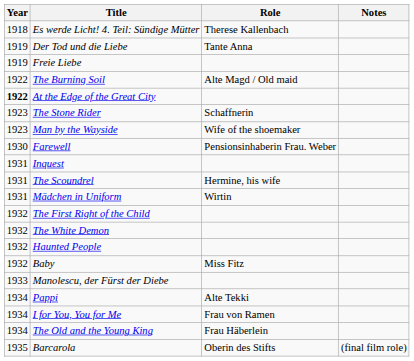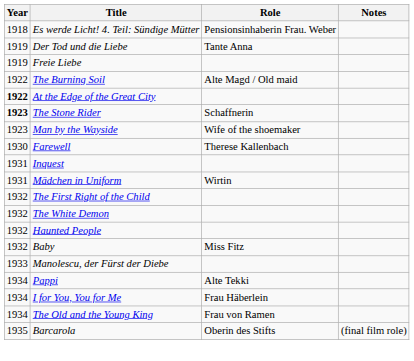(246, 29) Therese Kallenbach -> (270, 29) Pensionsinhaberin Frau. Weber
(17, 113) normal -> (17, 113) bold
(270, 146) Pensionsinhaberin Frau. Weber -> (246, 146) Therese Kallenbach
- row: (63, 180)
(240, 314) Frau von Ramen -> (236, 297) Frau Häberlein
(236, 331) Frau Häberlein -> (240, 314) Frau von Ramen
